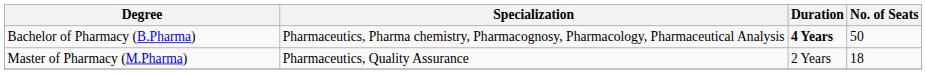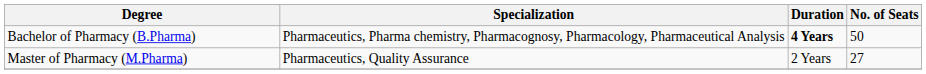(857, 58) 18 -> (857, 58) 27
